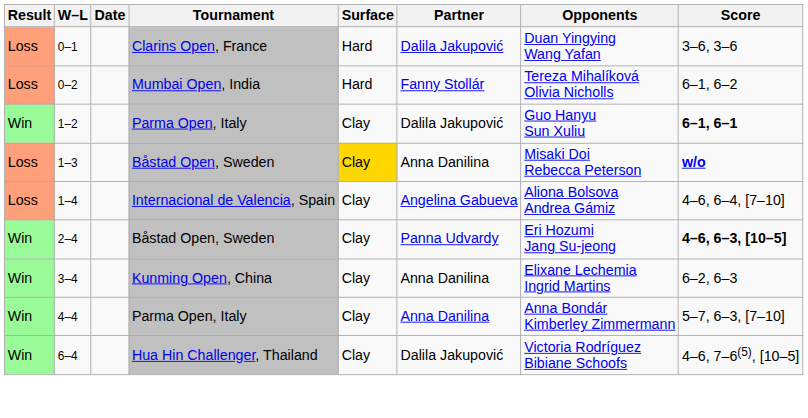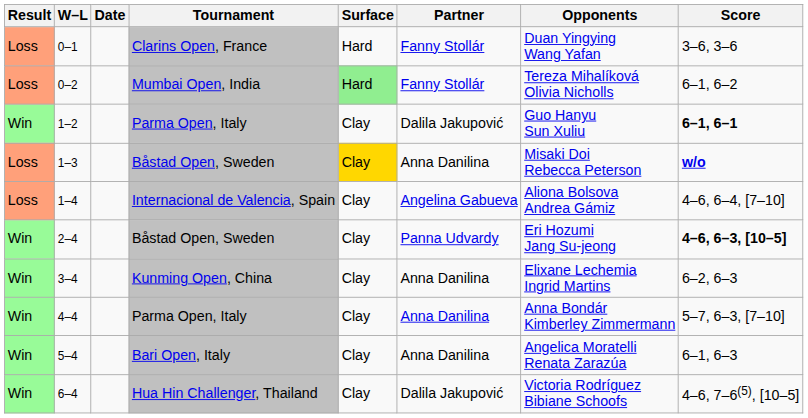(452, 46) Dalila Jakupović -> (442, 46) Fanny Stollár
(357, 84) no background -> (357, 84) lightgreen background
+ row: (68, 356)
